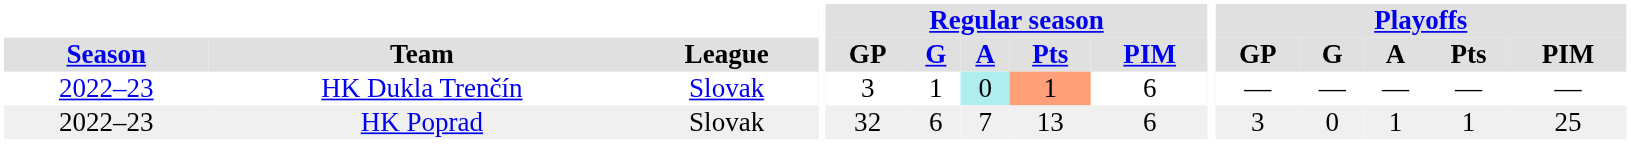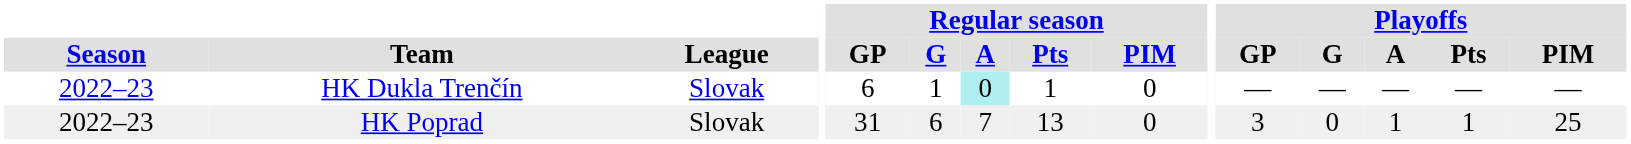(868, 88) 3 -> (868, 88) 6
(1050, 88) lightsalmon background -> (1050, 88) no background
(1150, 88) 6 -> (1150, 88) 0
(868, 121) 32 -> (868, 121) 31
(1150, 121) 6 -> (1150, 121) 0
